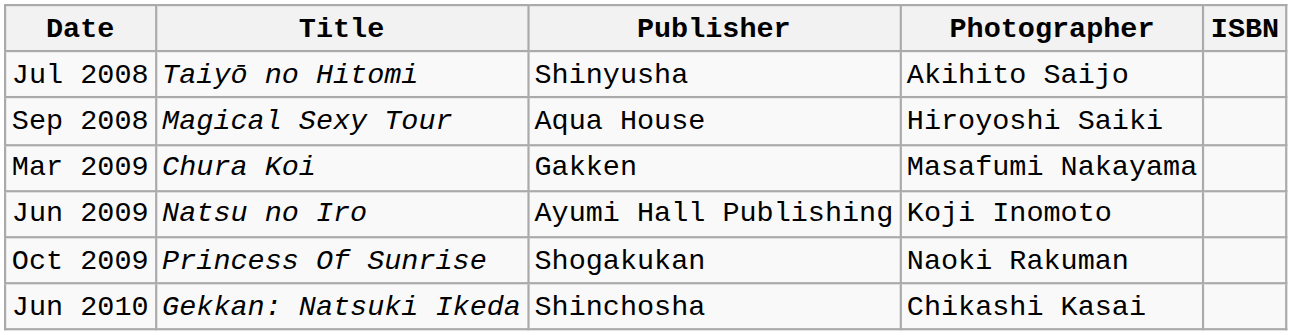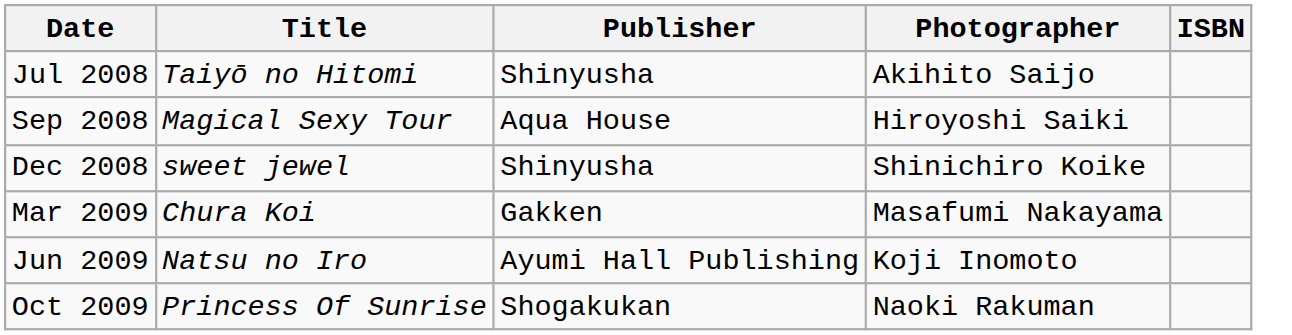+ row: (80, 167)
- row: (80, 307)
